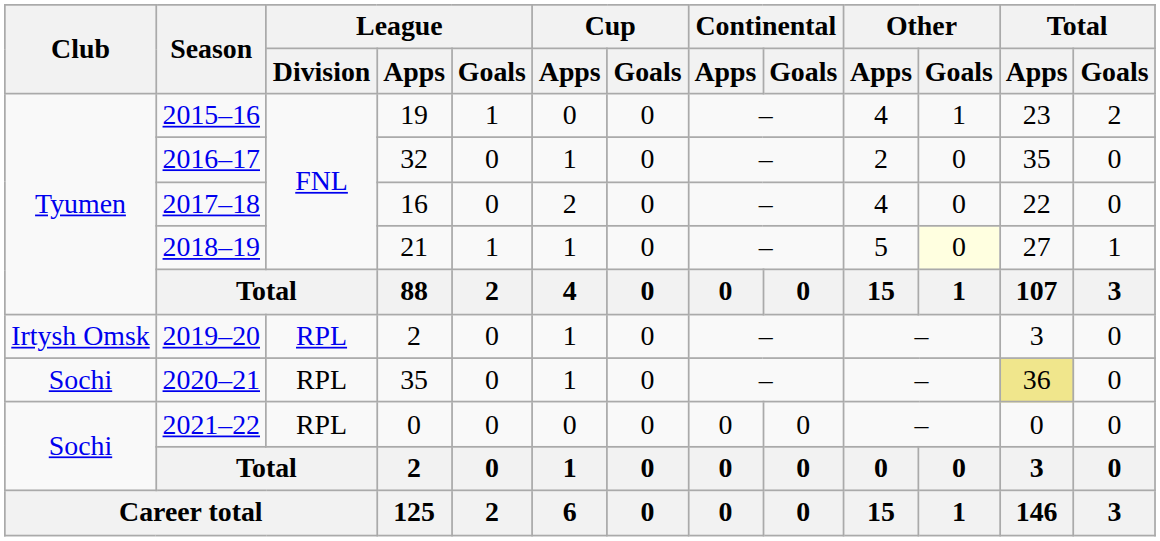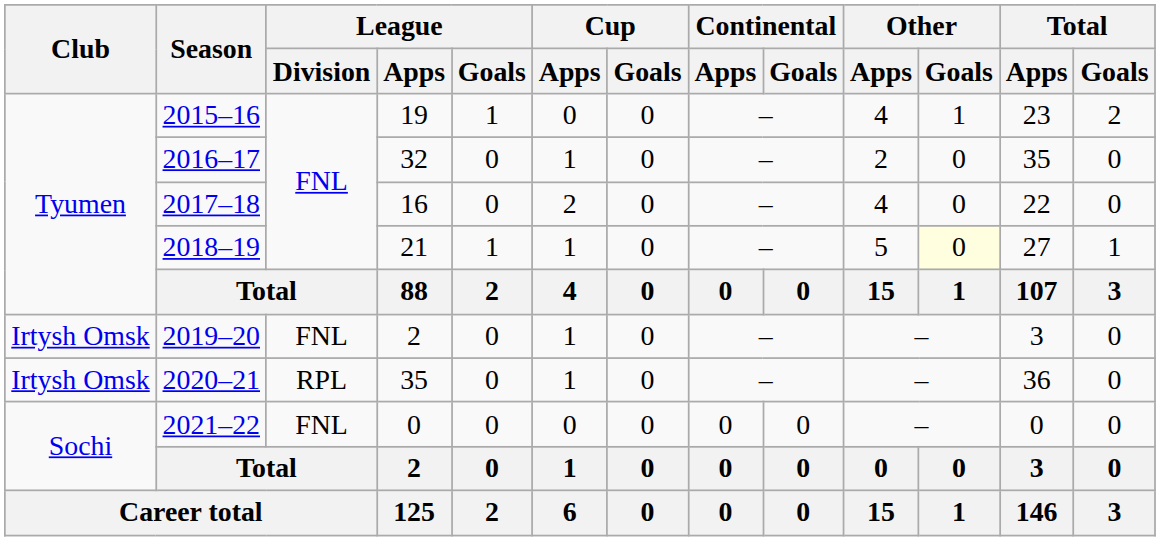(322, 335) RPL -> (322, 335) FNL
(80, 379) Sochi -> (81, 379) Irtysh Omsk
(1037, 379) khaki background -> (1037, 379) no background
(322, 423) RPL -> (322, 423) FNL
